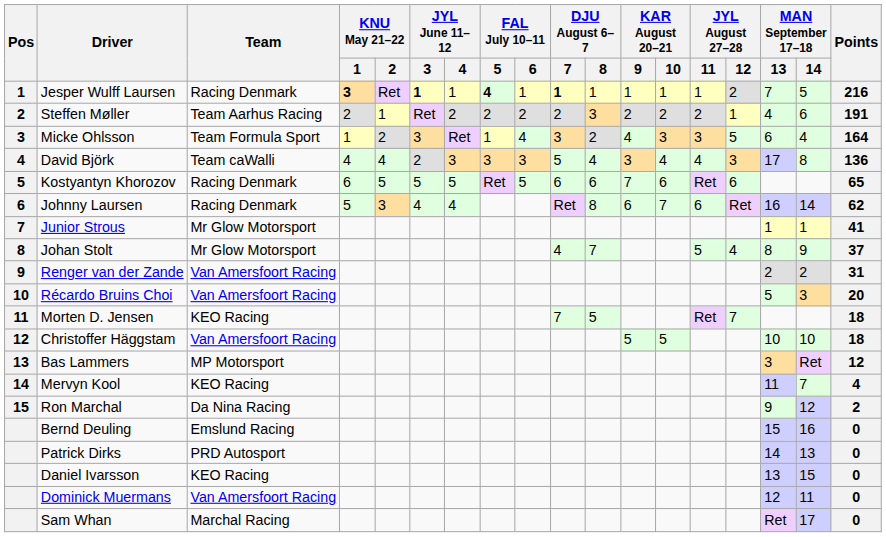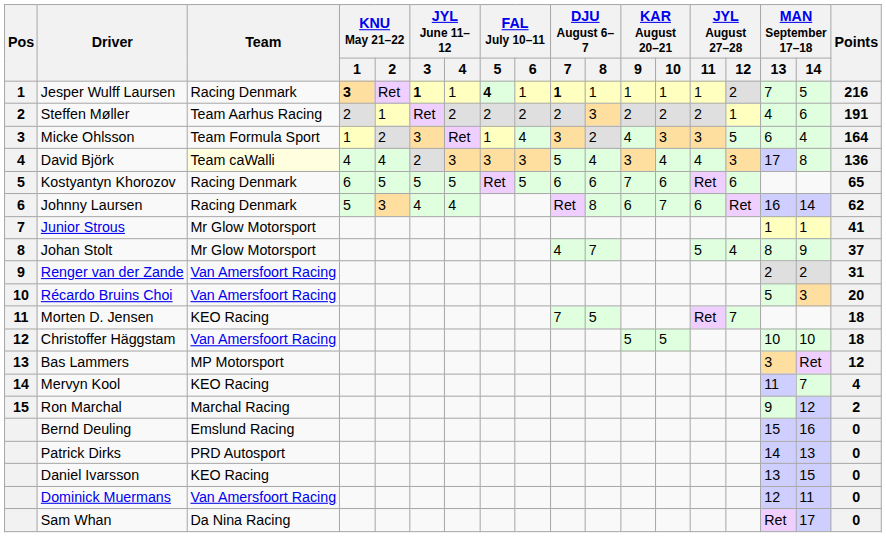(233, 159) no background -> (233, 159) lightyellow background
(240, 407) Da Nina Racing -> (240, 407) Marchal Racing
(240, 520) Marchal Racing -> (240, 520) Da Nina Racing
